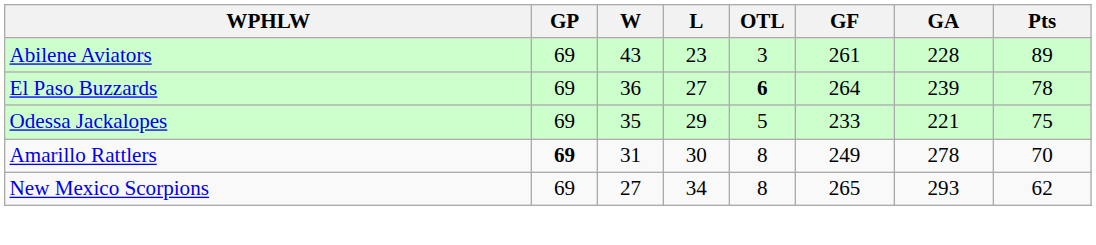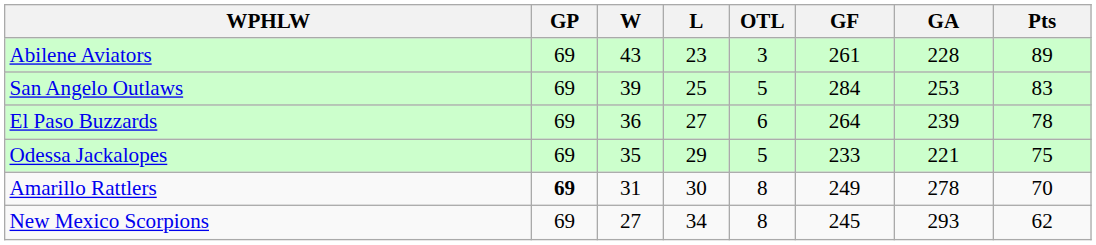+ row: (96, 88)
(762, 88) bold -> (762, 121) normal
(845, 188) 265 -> (845, 222) 245
